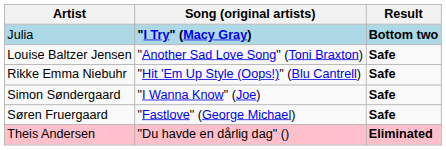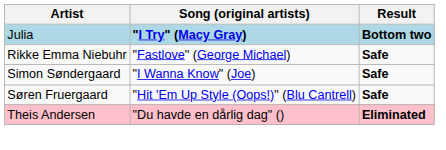- row: (69, 54)
(249, 74) "Hit 'Em Up Style (Oops!)" (Blu Cantrell) -> (212, 54) "Fastlove" (George Michael)
(216, 114) "Fastlove" (George Michael) -> (244, 94) "Hit 'Em Up Style (Oops!)" (Blu Cantrell)
